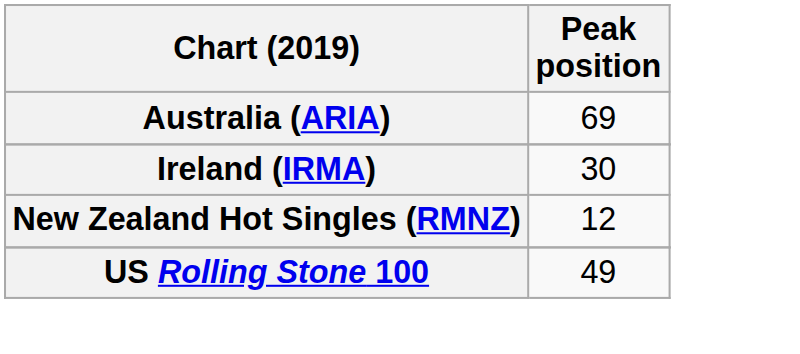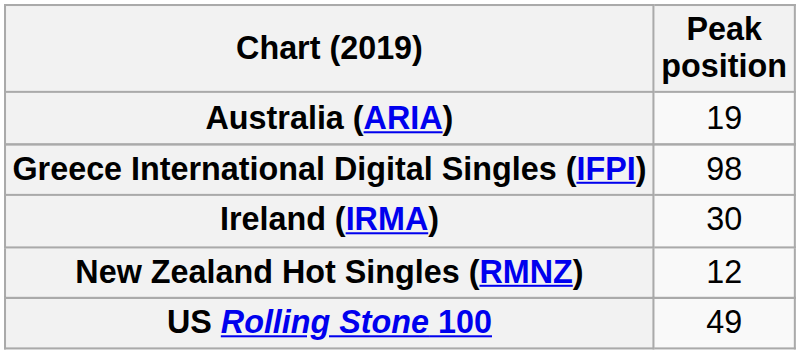(598, 117) 69 -> (724, 117) 19
+ row: (329, 169)
